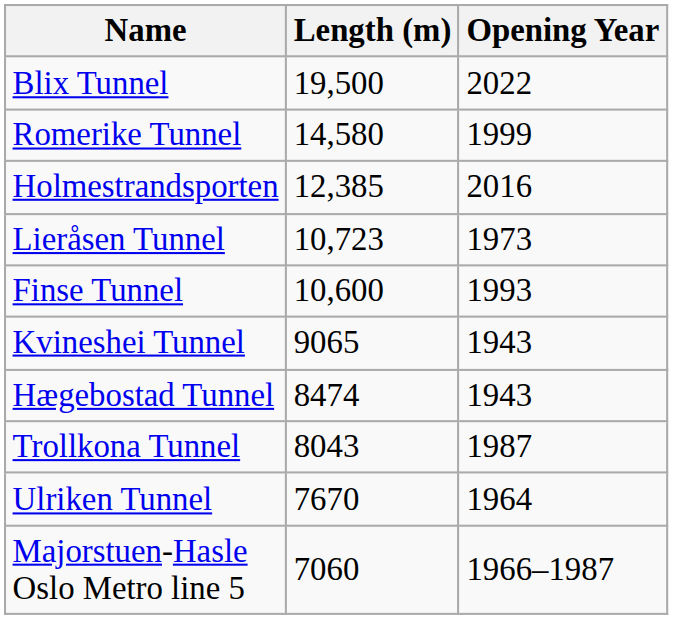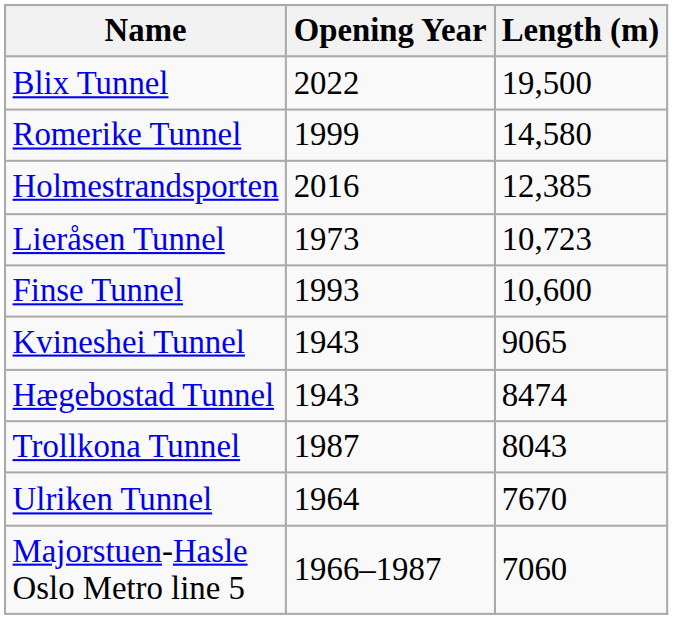columns swapped: (563, 30) <-> (373, 30)
